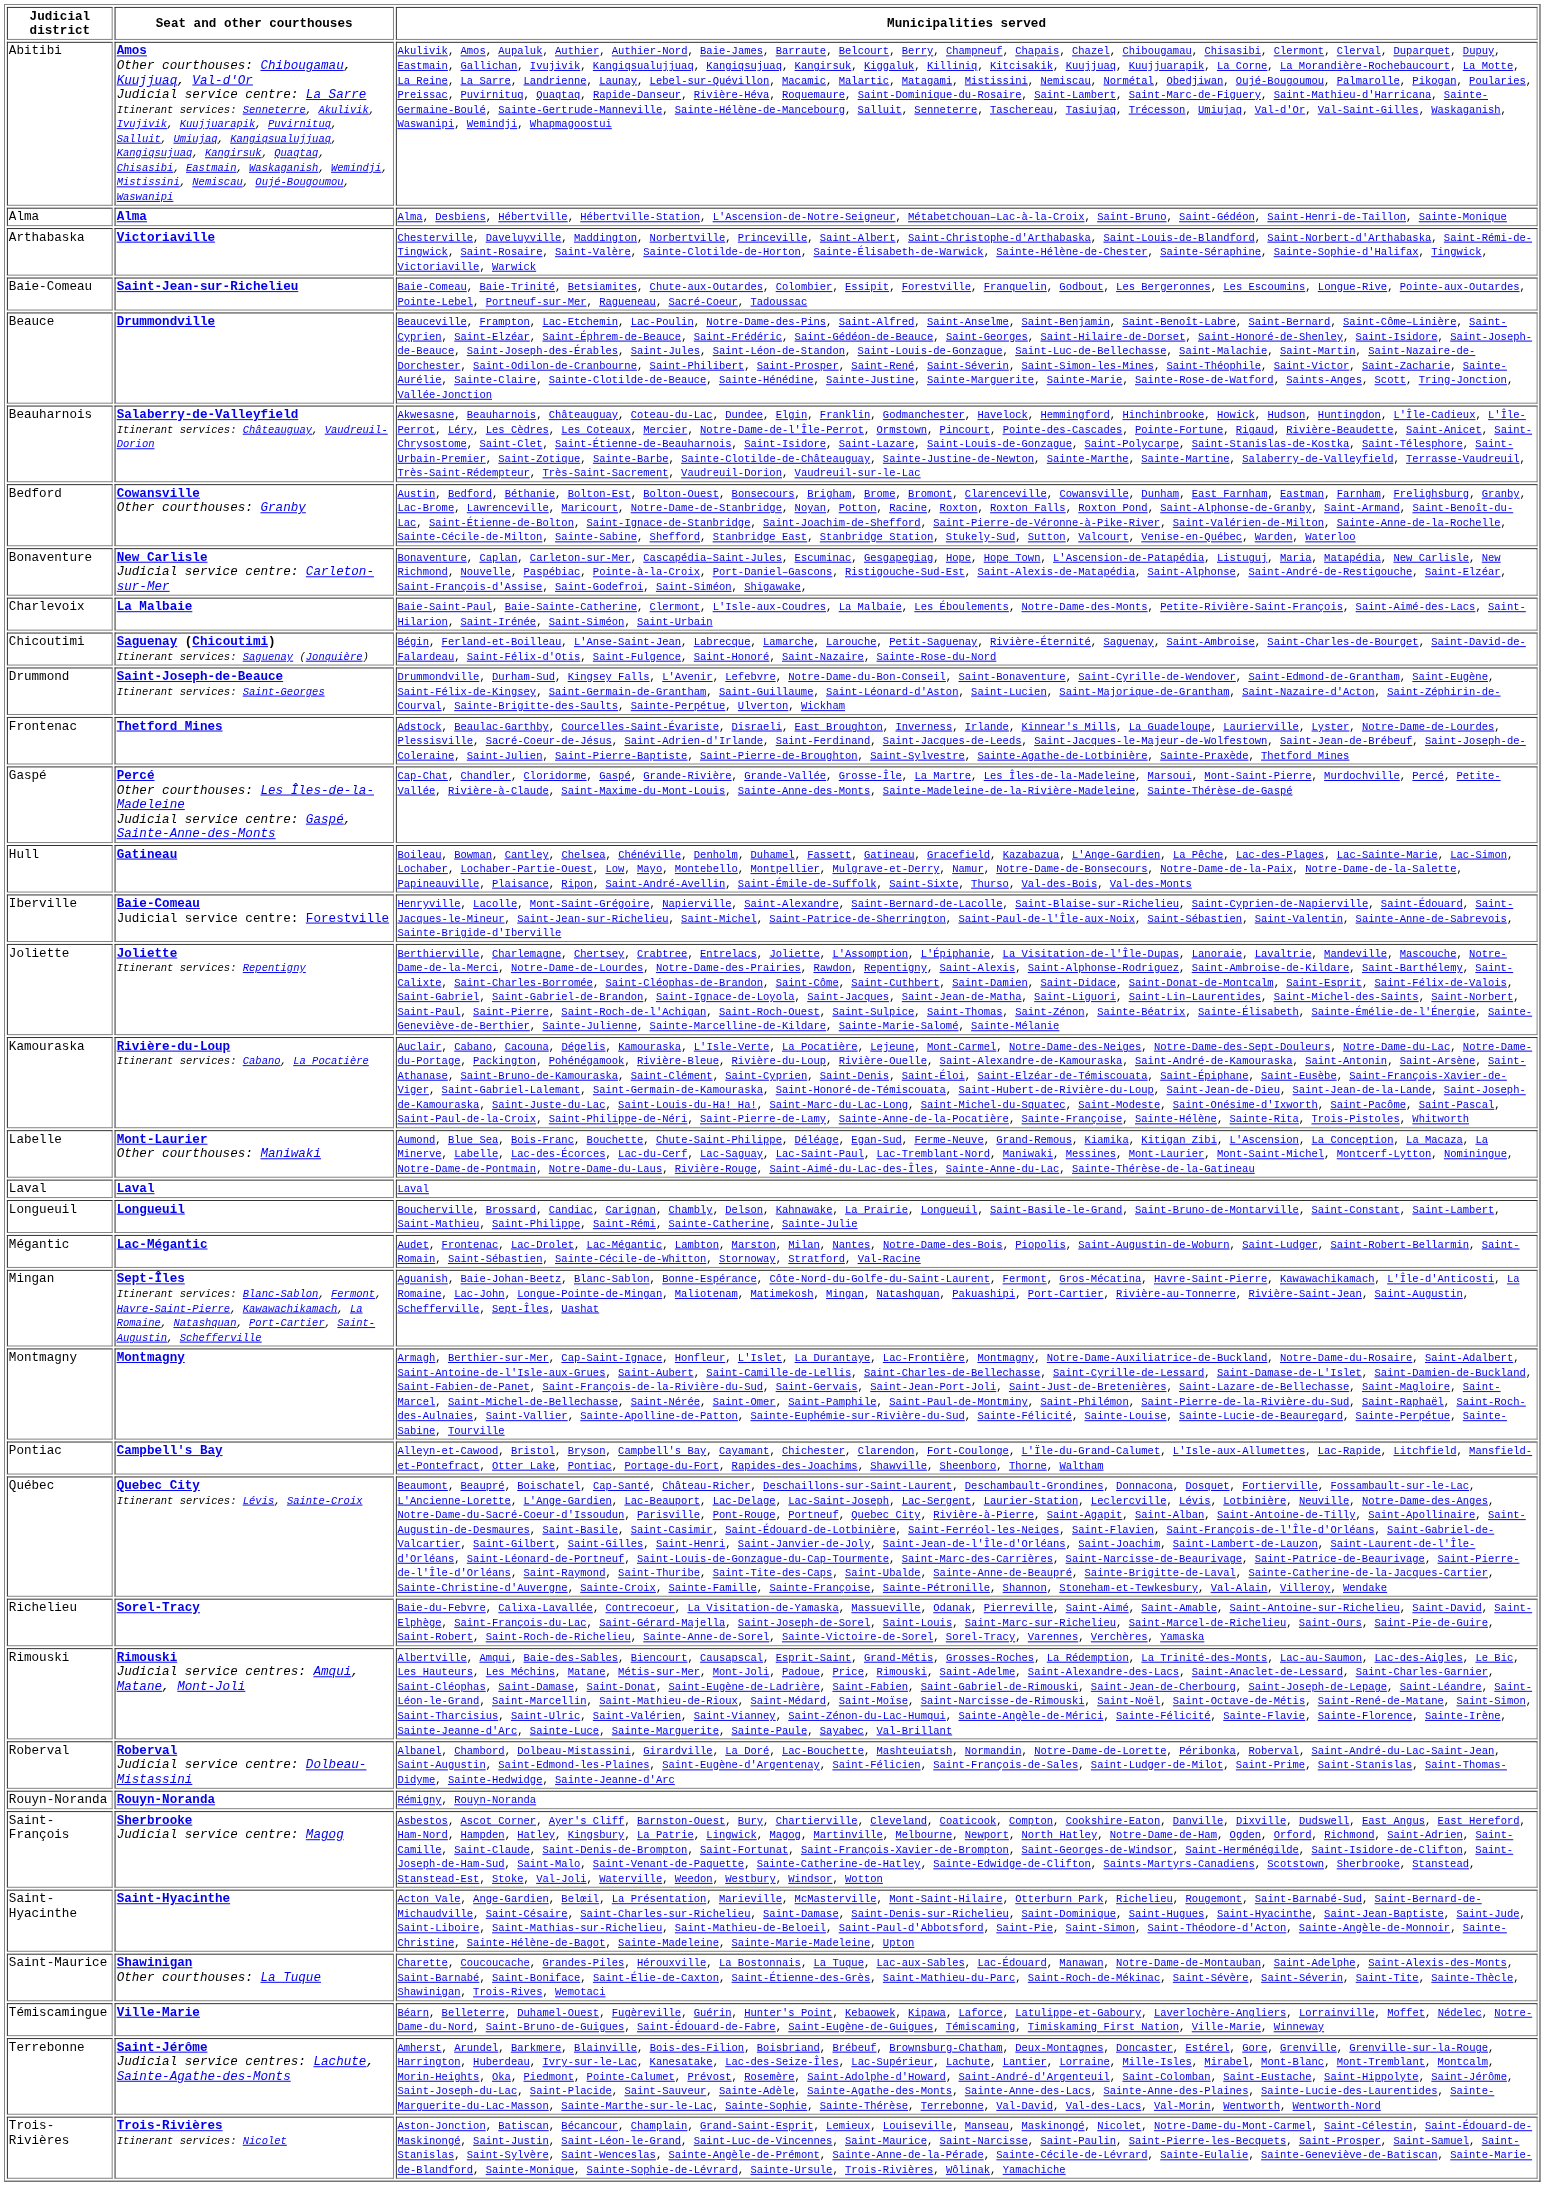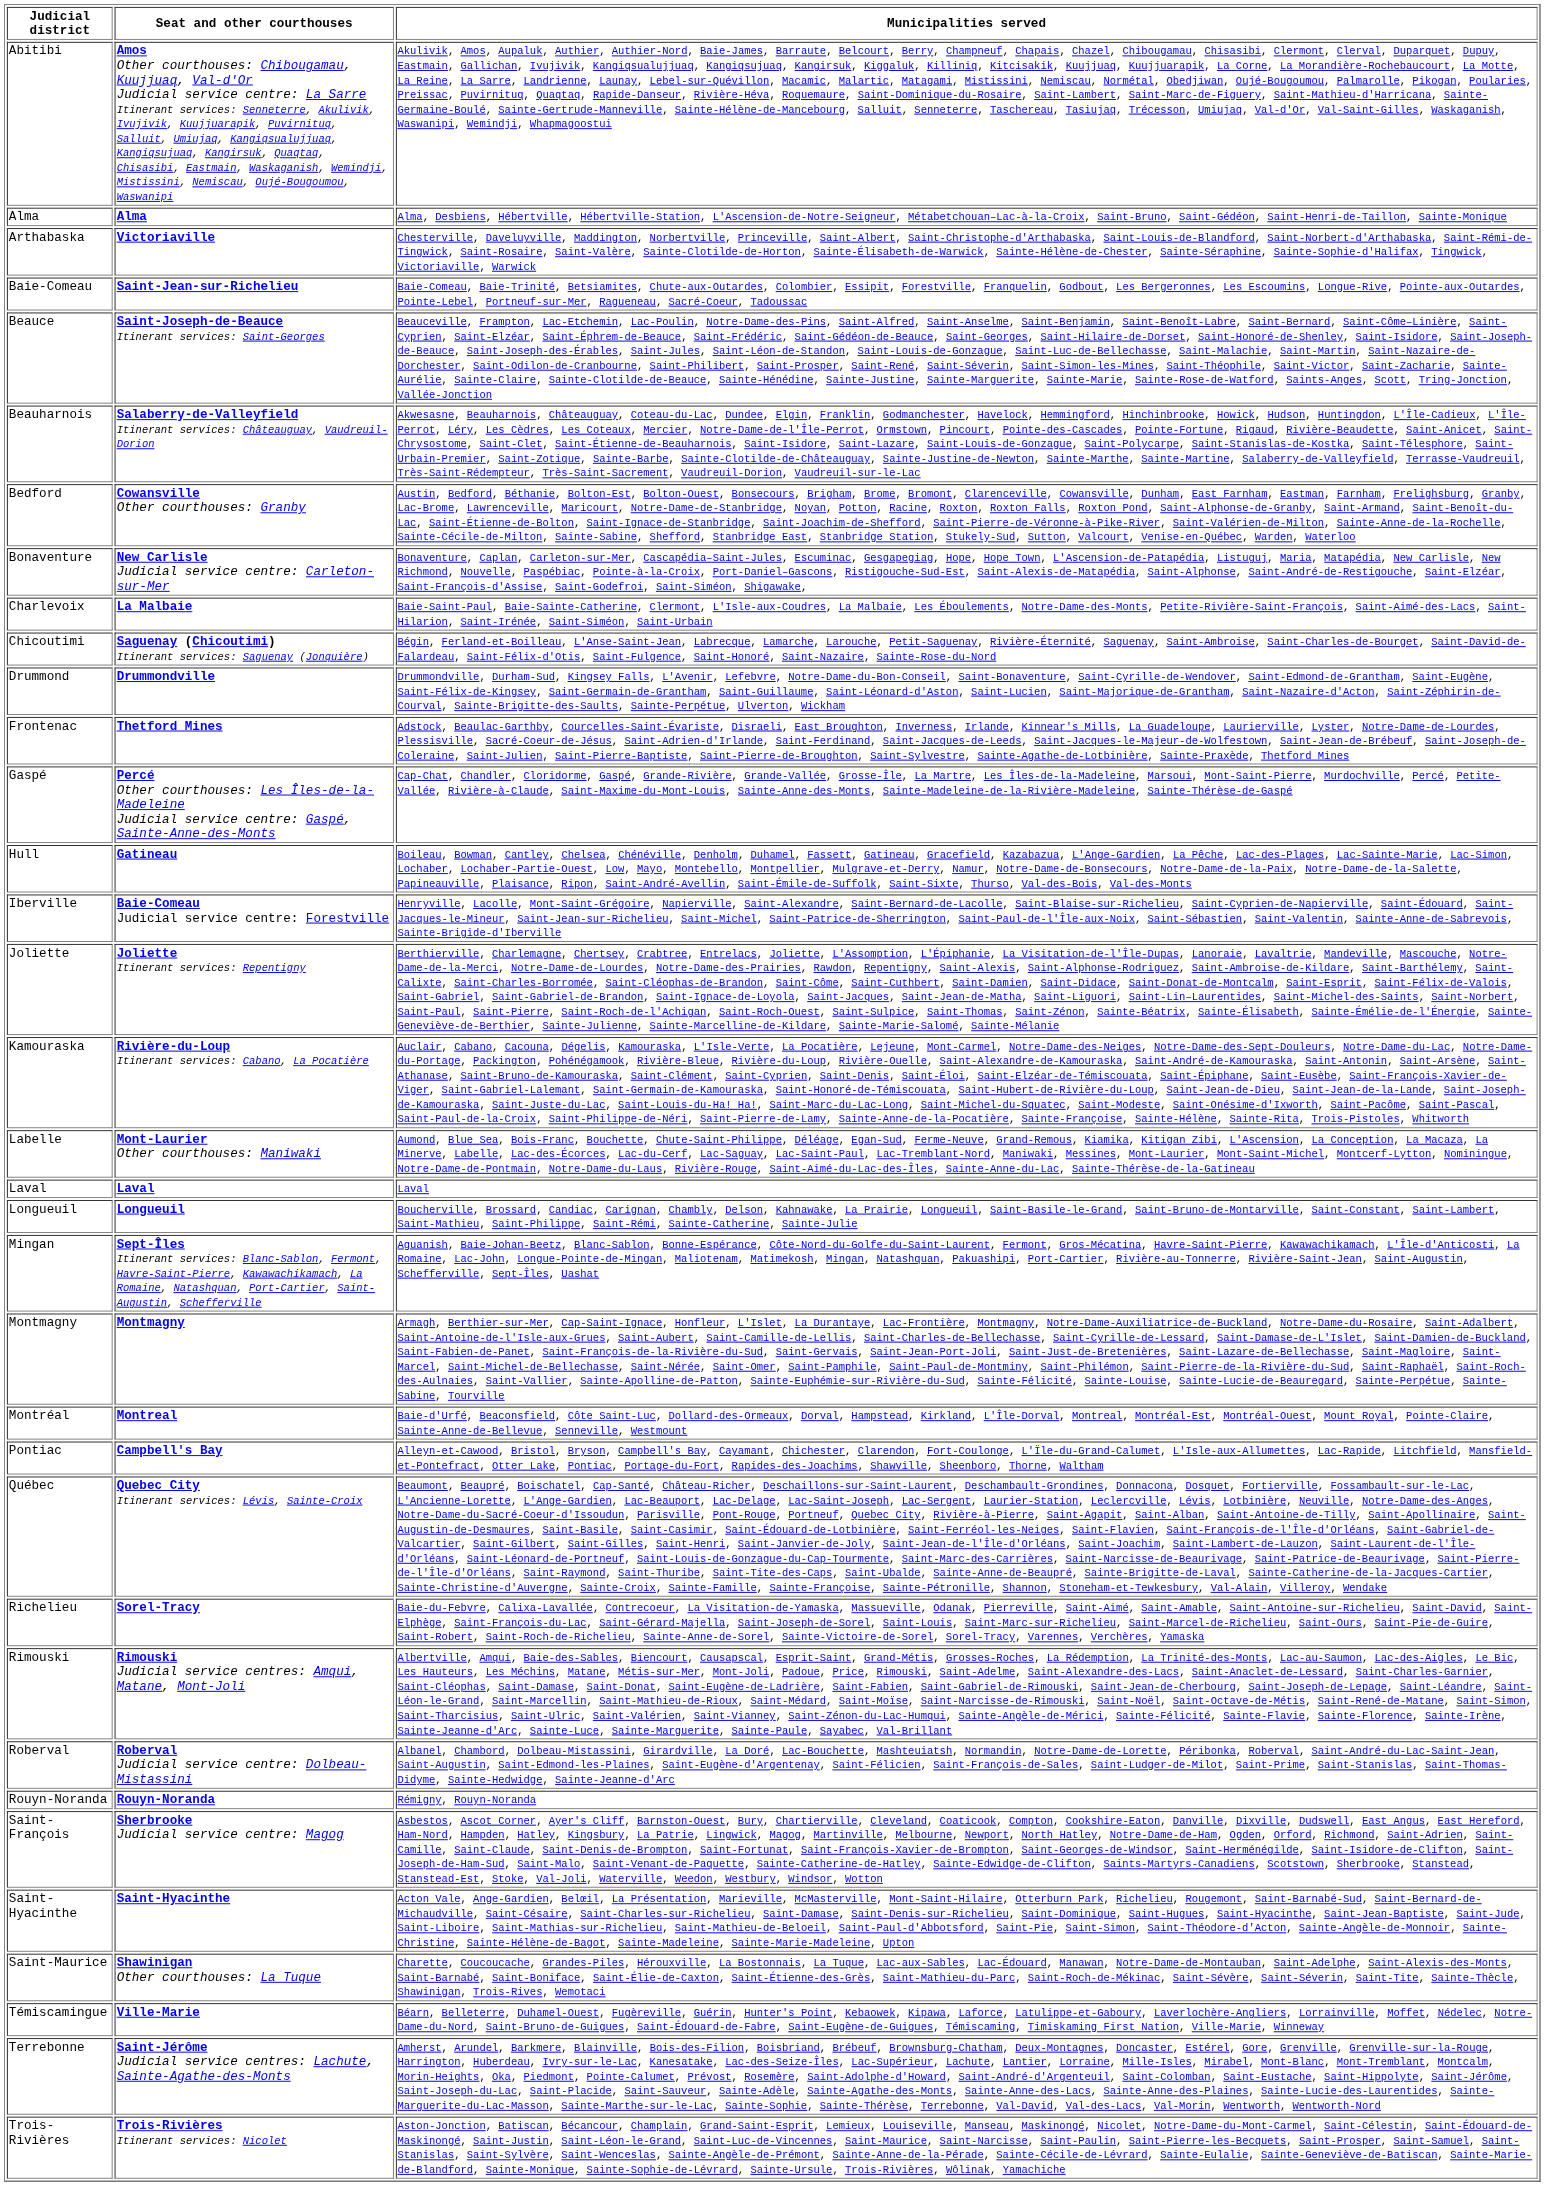(166, 322) Drummondville -> (221, 328) Saint-Joseph-de-Beauce Itinerant services: Saint-Georges
(221, 683) Saint-Joseph-de-Beauce Itinerant services: Saint-Georges -> (166, 677) Drummondville
- row: (39, 1244)
+ row: (39, 1416)
